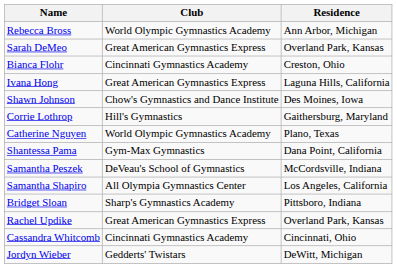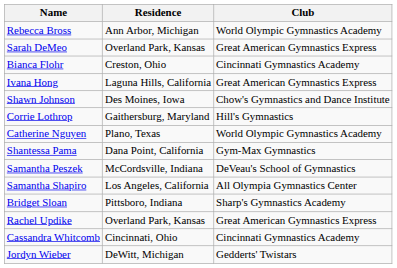columns swapped: (192, 13) <-> (337, 13)
